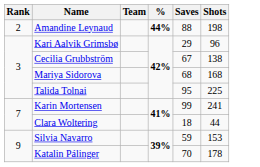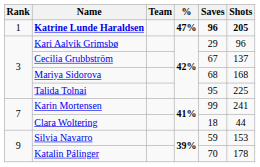+ row: (89, 28)
- row: (74, 28)
(215, 59) 138 -> (241, 59) 137
